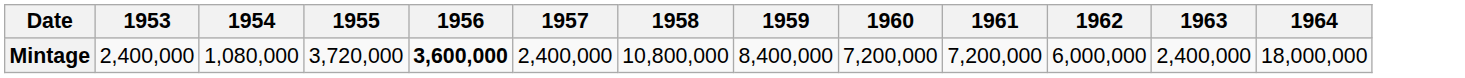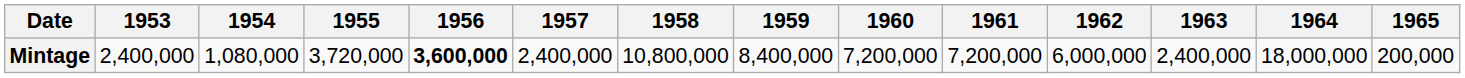+ column: (1416, 21)
